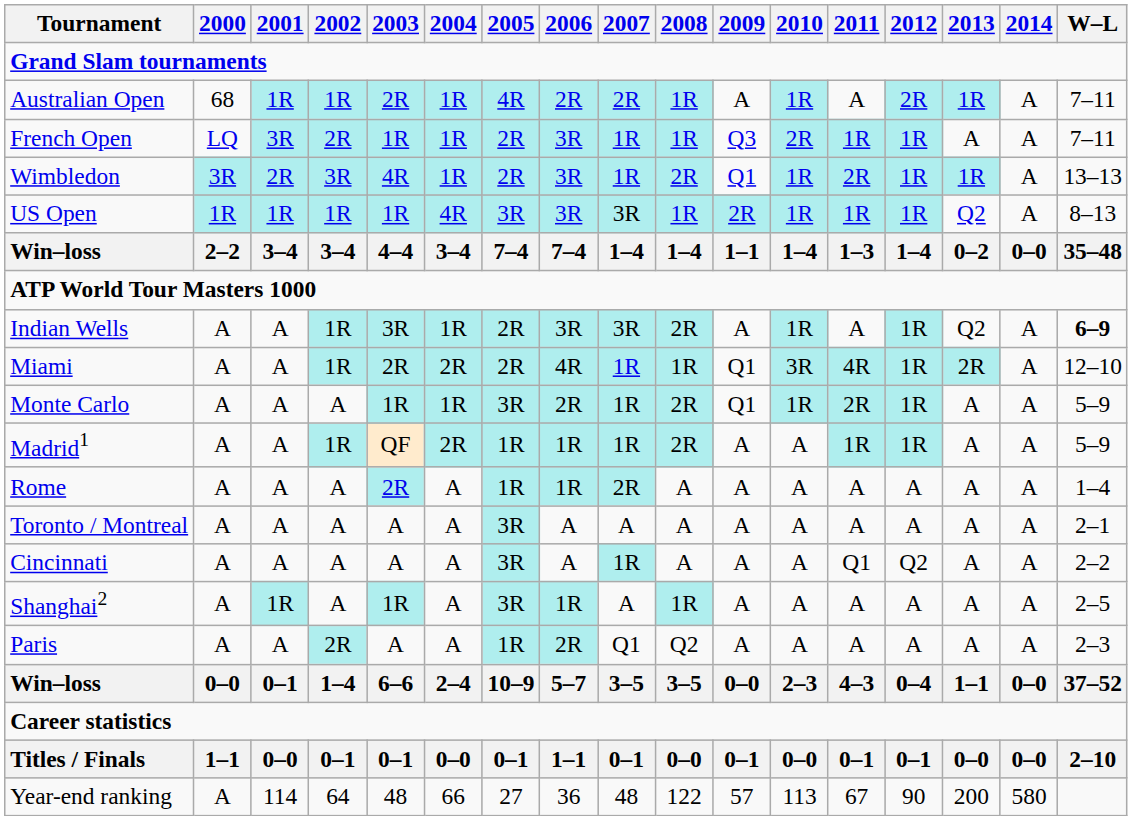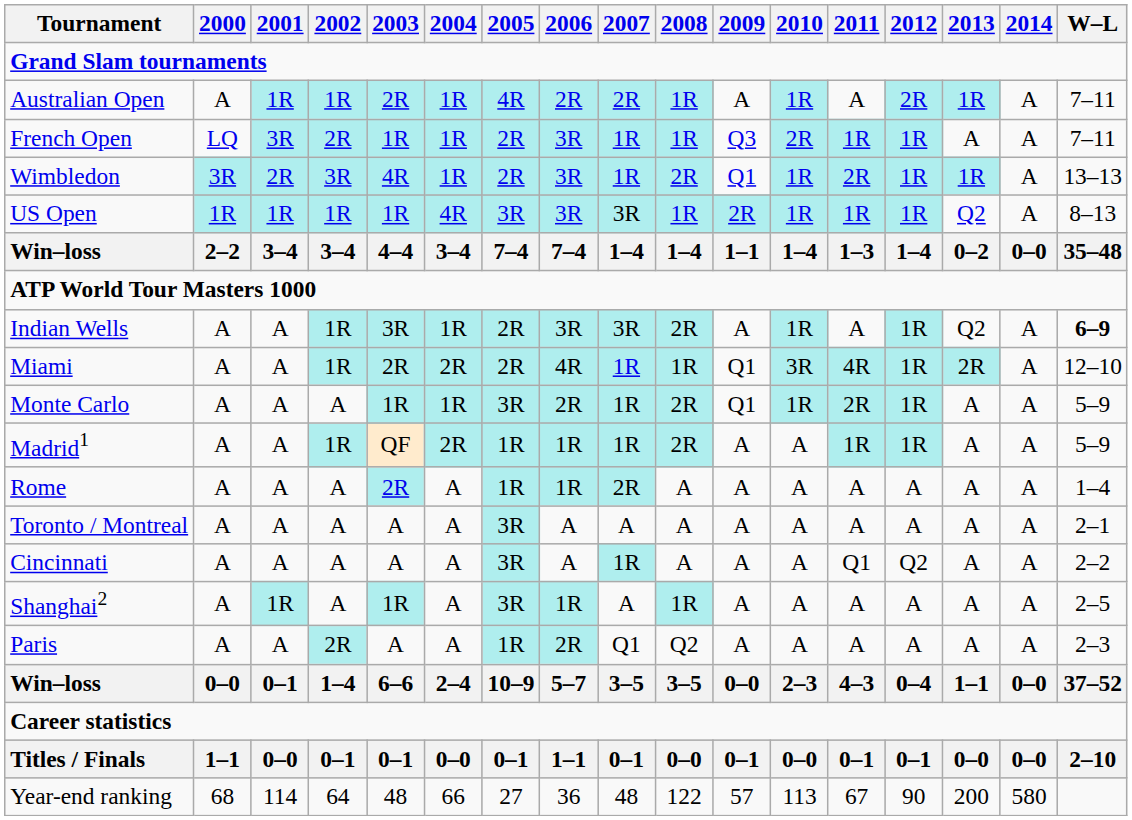(222, 99) 68 -> (222, 99) A
(222, 796) A -> (222, 796) 68
